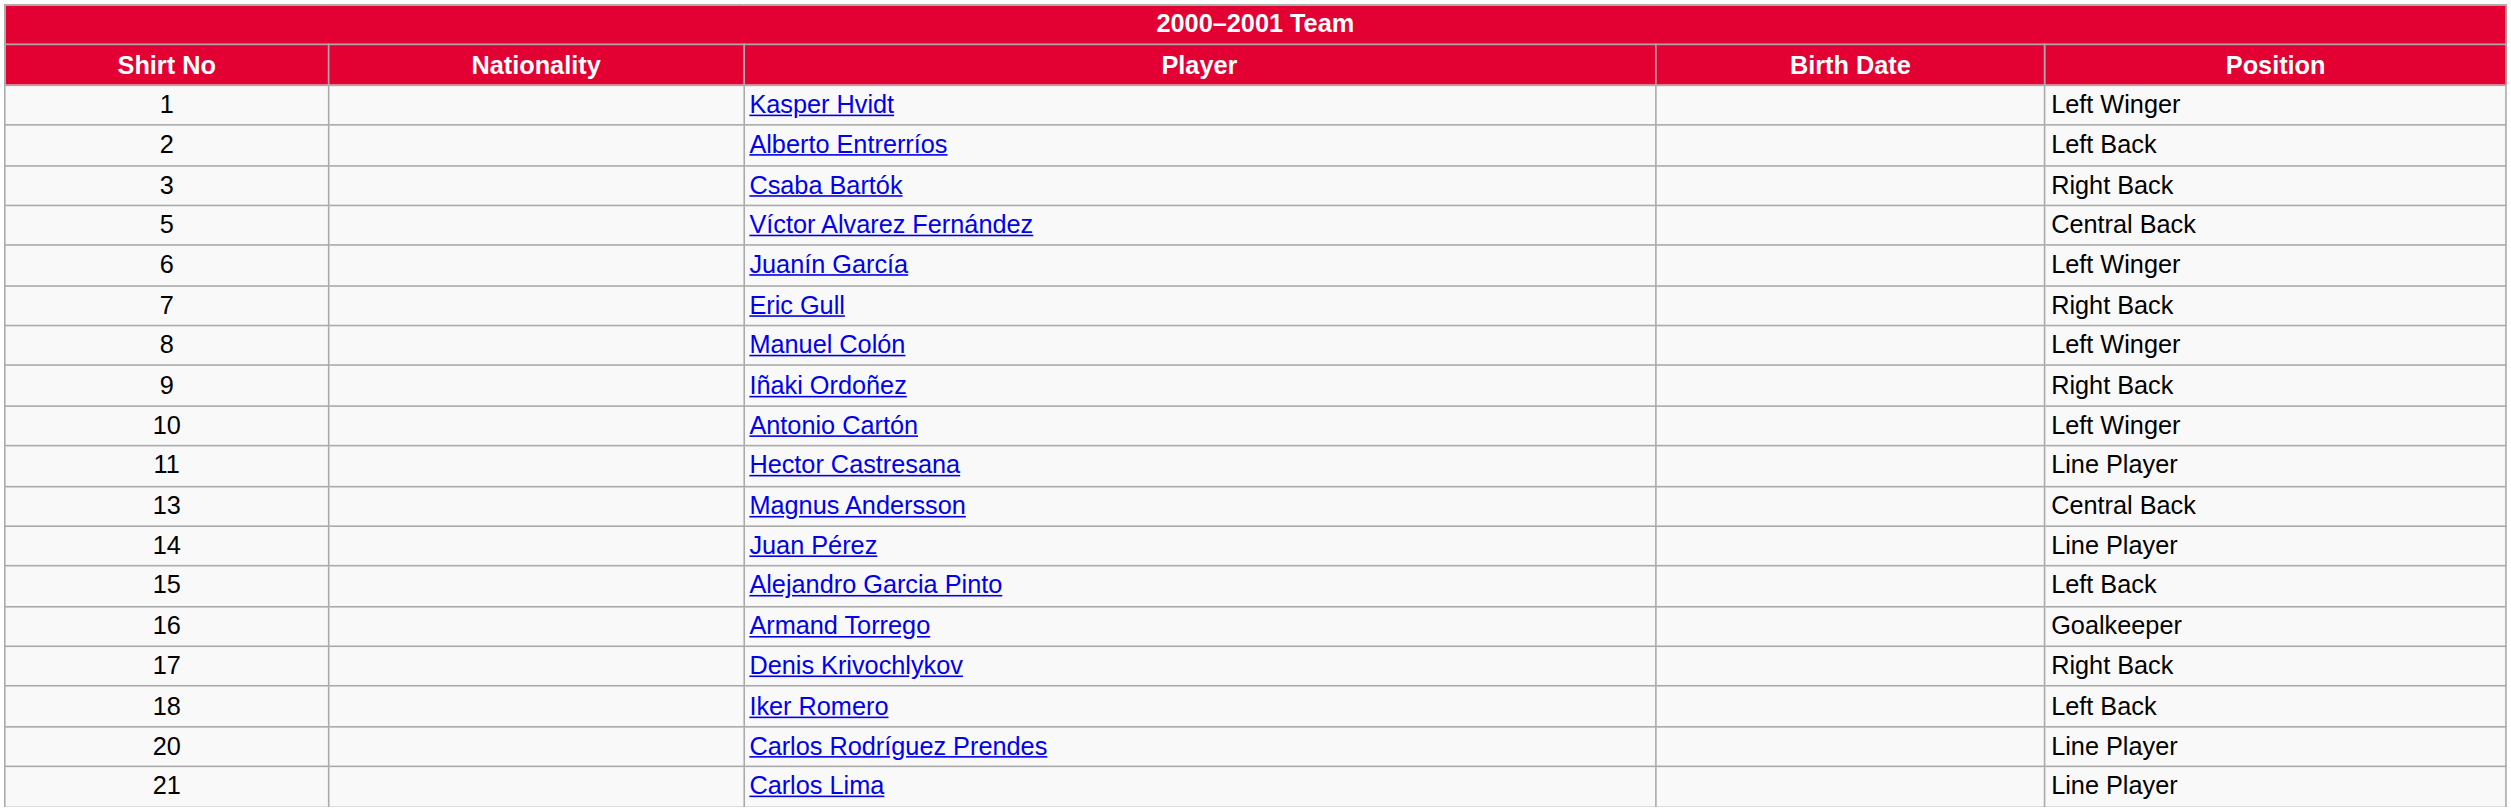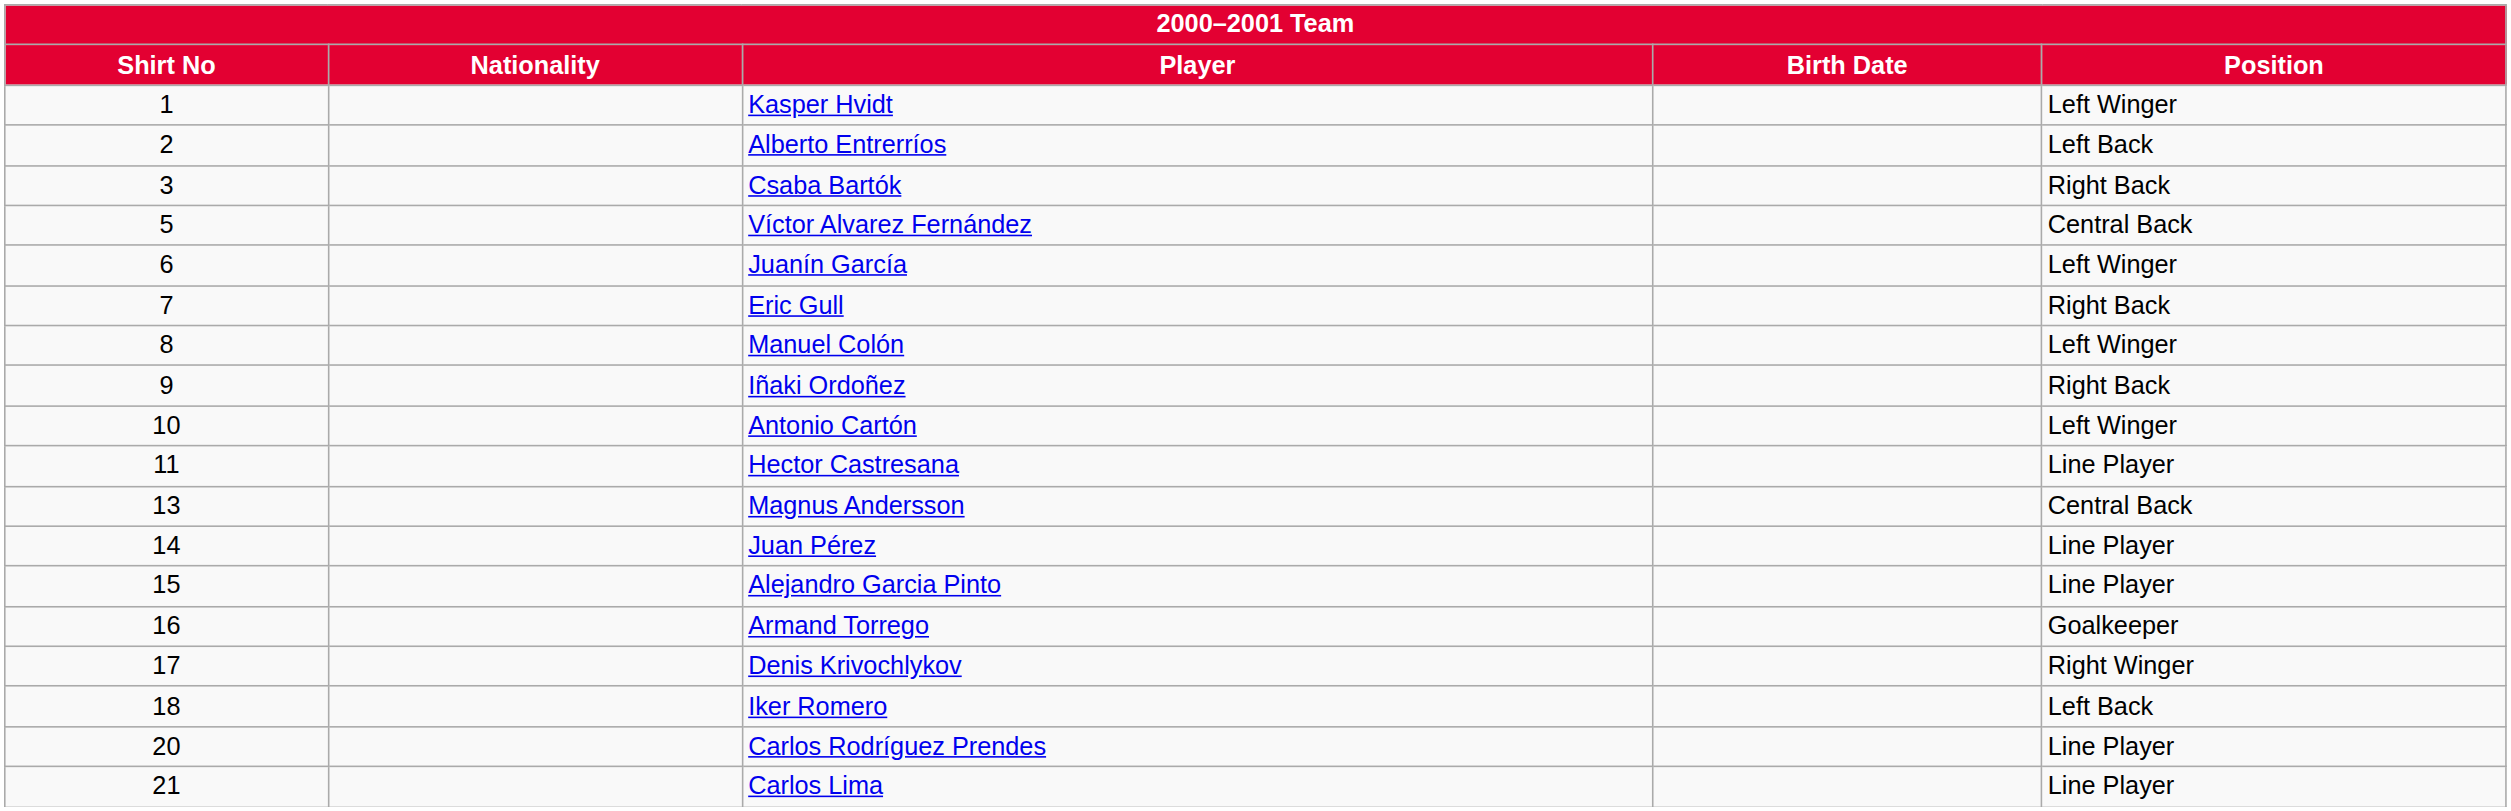(2104, 585) Left Back -> (2111, 585) Line Player
(2112, 666) Right Back -> (2121, 666) Right Winger
